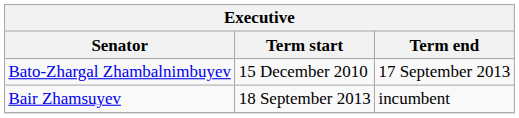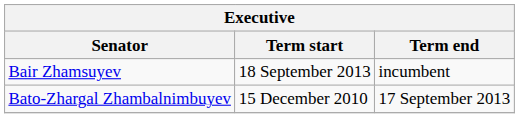rows swapped: (120, 71) <-> (65, 98)
